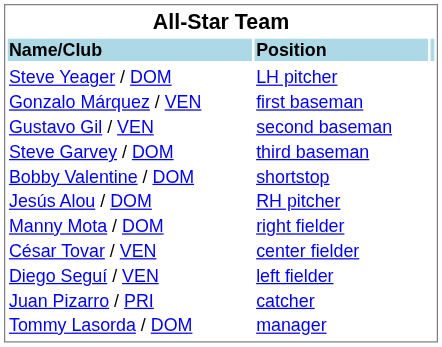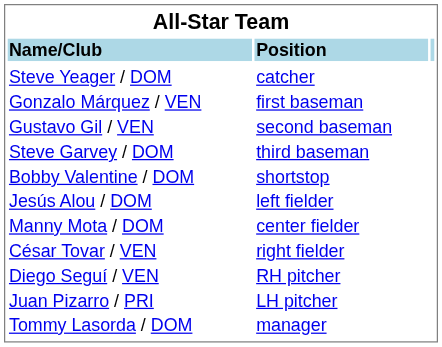(297, 77) LH pitcher -> (285, 77) catcher
(298, 201) RH pitcher -> (295, 201) left fielder
(300, 226) right fielder -> (308, 226) center fielder
(308, 251) center fielder -> (300, 251) right fielder
(295, 276) left fielder -> (298, 276) RH pitcher
(285, 300) catcher -> (297, 300) LH pitcher
